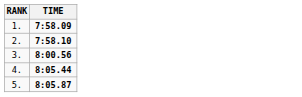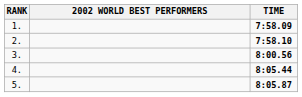+ column: (140, 11)
